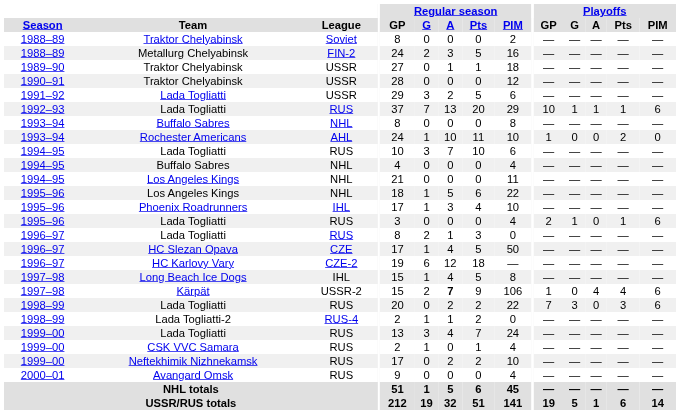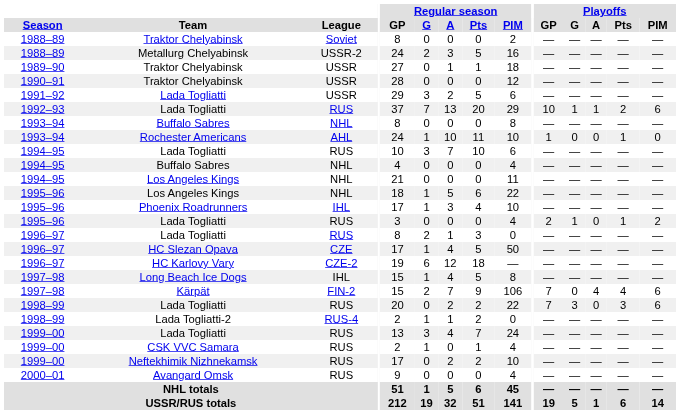(341, 53) FIN-2 -> (341, 53) USSR-2
(623, 109) 1 -> (623, 109) 2
(623, 137) 2 -> (623, 137) 1
(658, 221) 6 -> (658, 221) 2
(341, 291) USSR-2 -> (341, 291) FIN-2
(450, 291) bold -> (450, 291) normal
(549, 291) 1 -> (549, 291) 7
